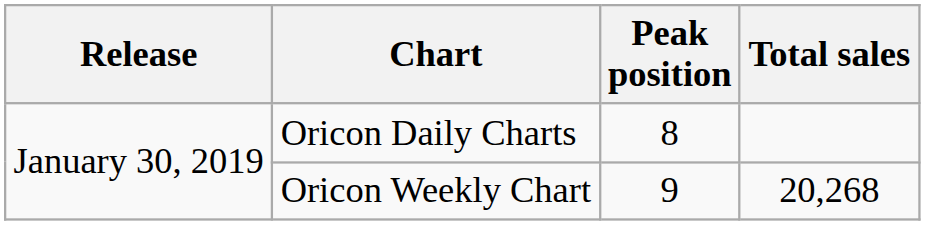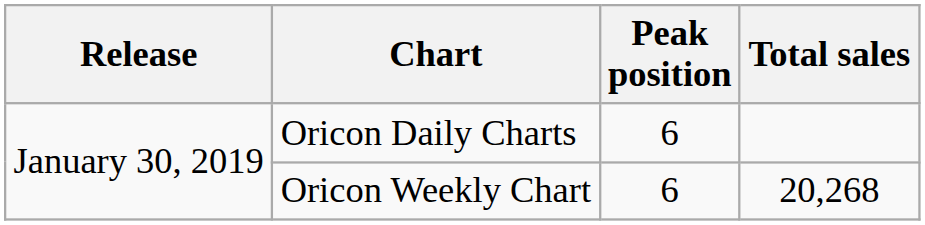(670, 132) 8 -> (670, 132) 6
(670, 190) 9 -> (670, 190) 6
